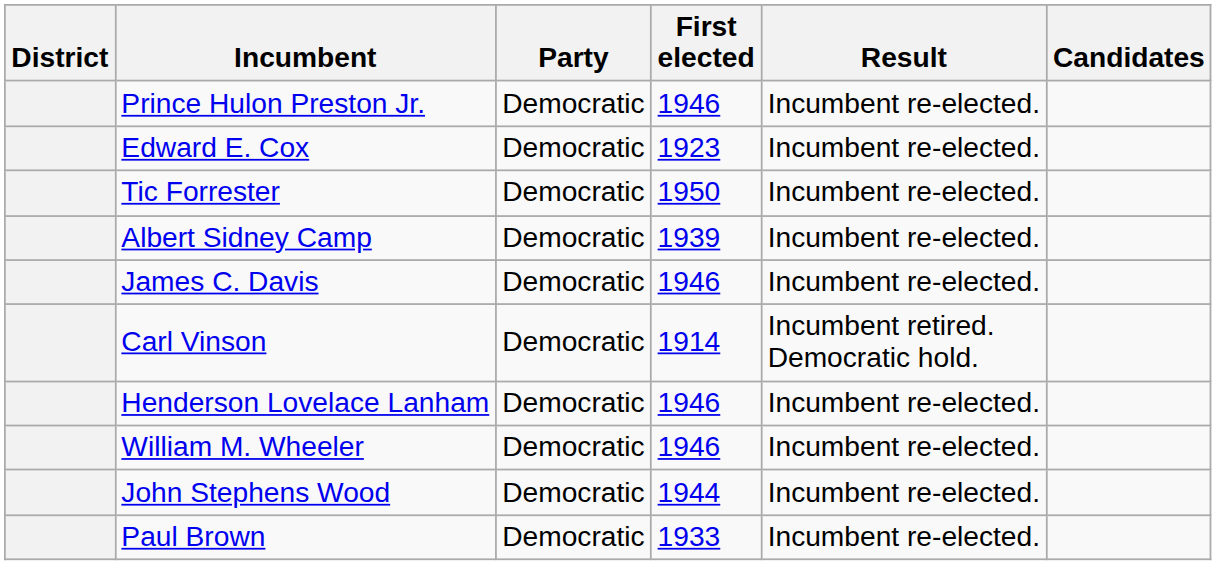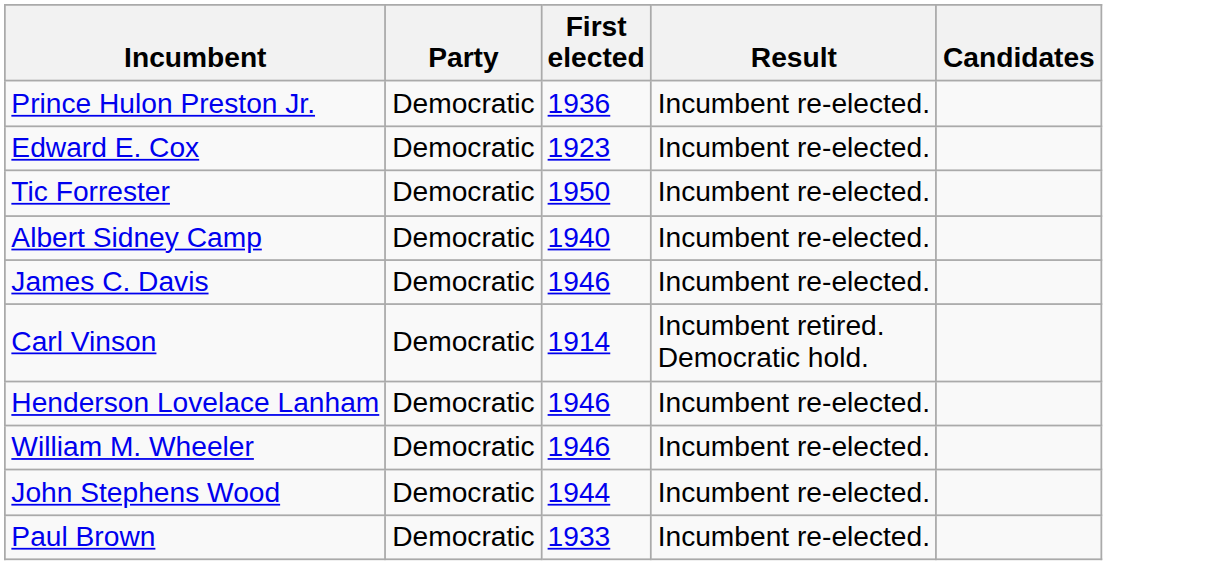- column: (60, 58)
(689, 103) 1946 -> (579, 103) 1936
(689, 237) 1939 -> (579, 237) 1940
